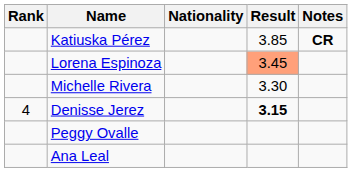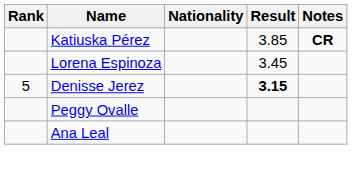(273, 63) lightsalmon background -> (273, 63) no background
- row: (101, 86)
(26, 110) 4 -> (26, 86) 5
